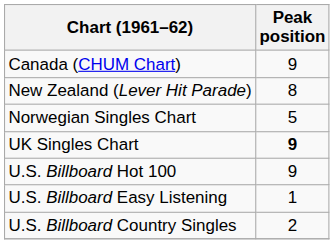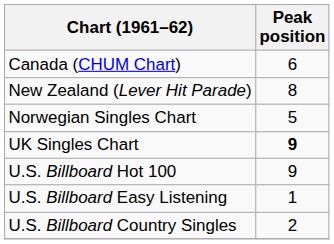(292, 63) 9 -> (292, 63) 6
